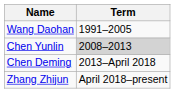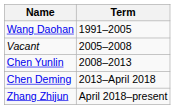+ row: (23, 46)
(105, 46) lightgrey background -> (105, 63) no background
